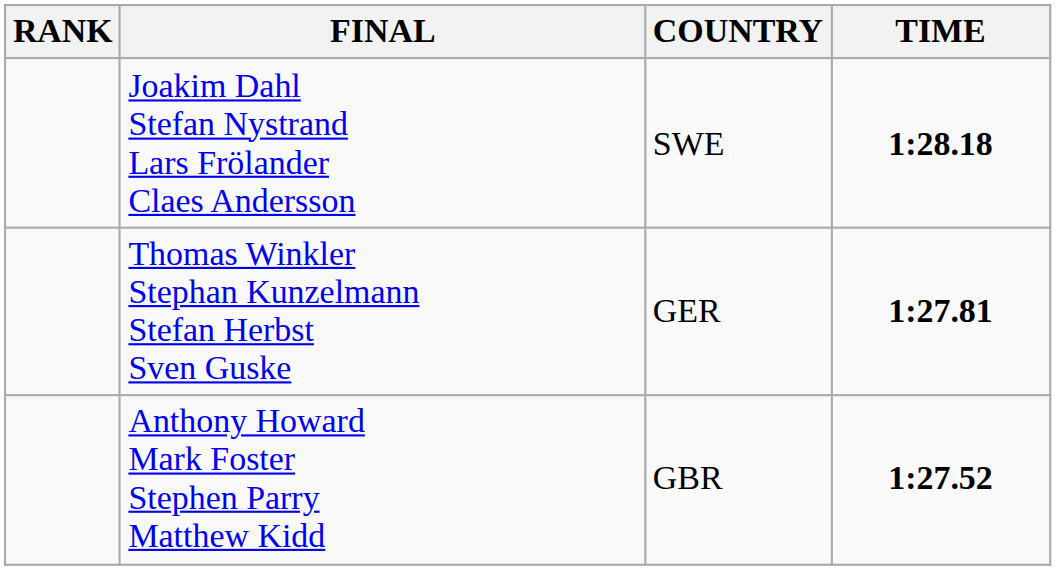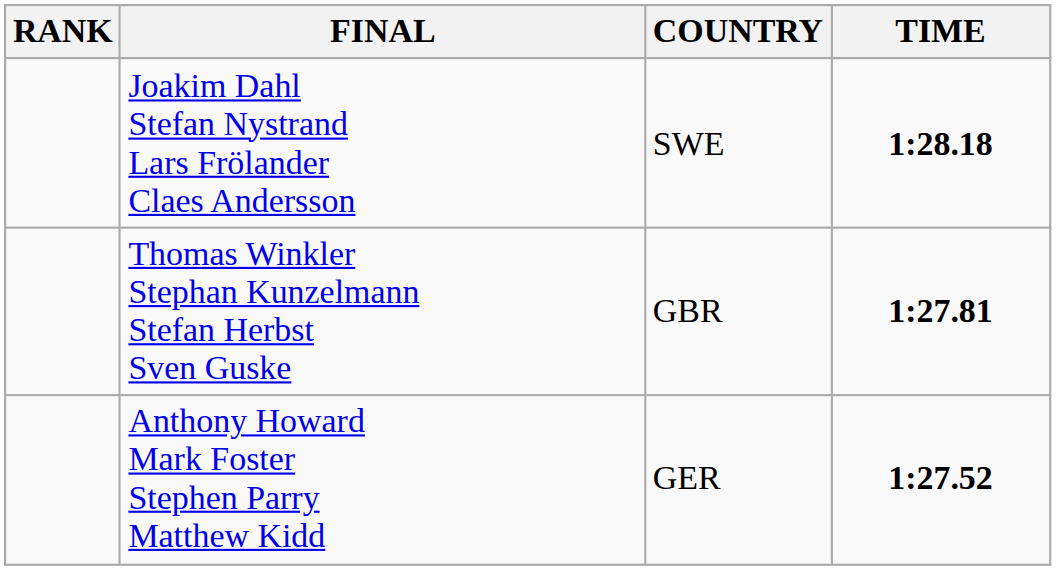(687, 310) GER -> (688, 310) GBR
(688, 478) GBR -> (687, 478) GER
